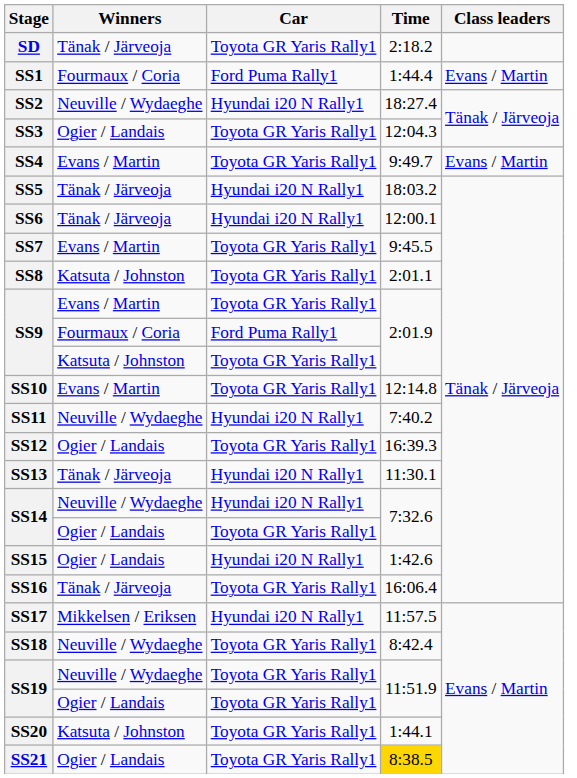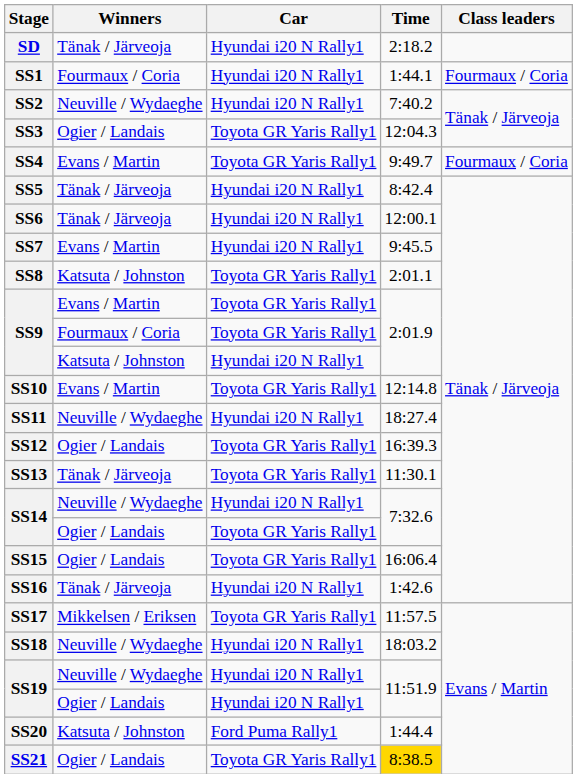(294, 46) Toyota GR Yaris Rally1 -> (287, 46) Hyundai i20 N Rally1
(274, 75) Ford Puma Rally1 -> (287, 75) Hyundai i20 N Rally1
(411, 75) 1:44.4 -> (411, 75) 1:44.1
(496, 75) Evans / Martin -> (506, 75) Fourmaux / Coria
(411, 103) 18:27.4 -> (411, 103) 7:40.2
(496, 160) Evans / Martin -> (506, 160) Fourmaux / Coria
(411, 189) 18:03.2 -> (411, 189) 8:42.4
(294, 246) Toyota GR Yaris Rally1 -> (287, 246) Hyundai i20 N Rally1
(274, 331) Ford Puma Rally1 -> (294, 331) Toyota GR Yaris Rally1
(294, 360) Toyota GR Yaris Rally1 -> (287, 360) Hyundai i20 N Rally1
(411, 417) 7:40.2 -> (411, 417) 18:27.4
(287, 474) Hyundai i20 N Rally1 -> (294, 474) Toyota GR Yaris Rally1
(287, 559) Hyundai i20 N Rally1 -> (294, 559) Toyota GR Yaris Rally1
(411, 559) 1:42.6 -> (411, 559) 16:06.4
(294, 588) Toyota GR Yaris Rally1 -> (287, 588) Hyundai i20 N Rally1
(411, 588) 16:06.4 -> (411, 588) 1:42.6
(287, 616) Hyundai i20 N Rally1 -> (294, 616) Toyota GR Yaris Rally1
(294, 645) Toyota GR Yaris Rally1 -> (287, 645) Hyundai i20 N Rally1
(411, 645) 8:42.4 -> (411, 645) 18:03.2
(294, 673) Toyota GR Yaris Rally1 -> (287, 673) Hyundai i20 N Rally1
(294, 702) Toyota GR Yaris Rally1 -> (287, 702) Hyundai i20 N Rally1
(294, 730) Toyota GR Yaris Rally1 -> (274, 730) Ford Puma Rally1
(411, 730) 1:44.1 -> (411, 730) 1:44.4
